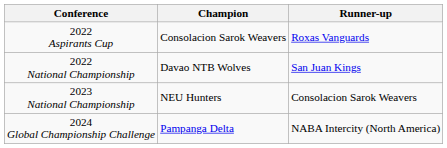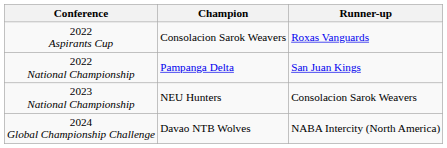(205, 67) Davao NTB Wolves -> (197, 67) Pampanga Delta
(197, 128) Pampanga Delta -> (205, 128) Davao NTB Wolves
